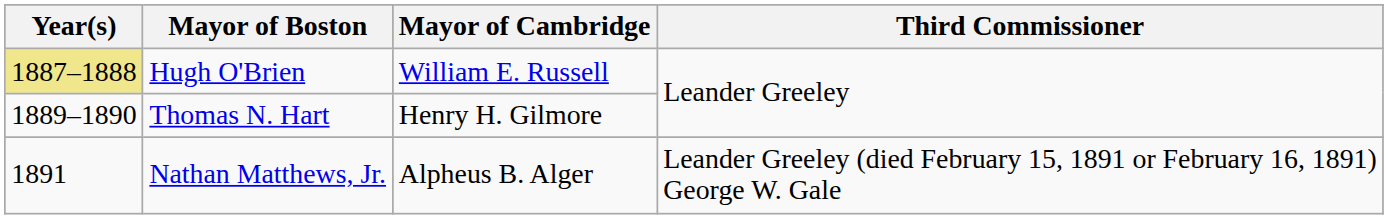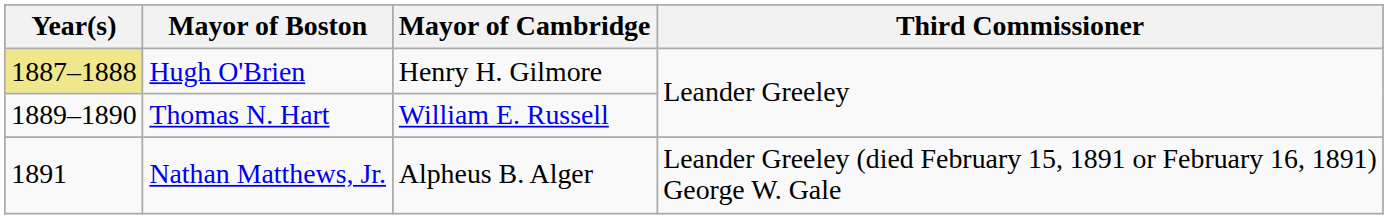(504, 70) William E. Russell -> (501, 70) Henry H. Gilmore
(501, 114) Henry H. Gilmore -> (504, 114) William E. Russell
